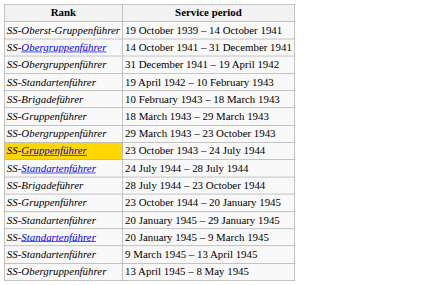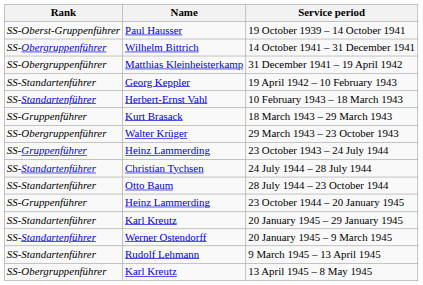+ column: (184, 13)
(45, 99) SS-Brigadeführer -> (51, 99) SS-Standartenführer
(47, 151) gold background -> (47, 151) no background
(45, 185) SS-Brigadeführer -> (51, 185) SS-Standartenführer
